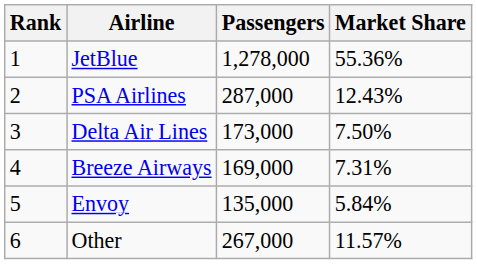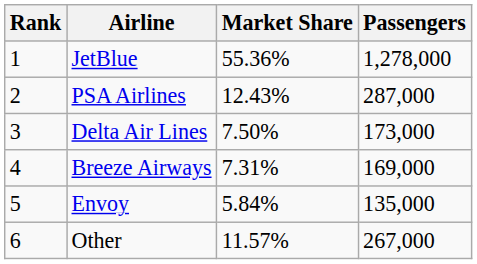columns swapped: (273, 22) <-> (400, 22)
